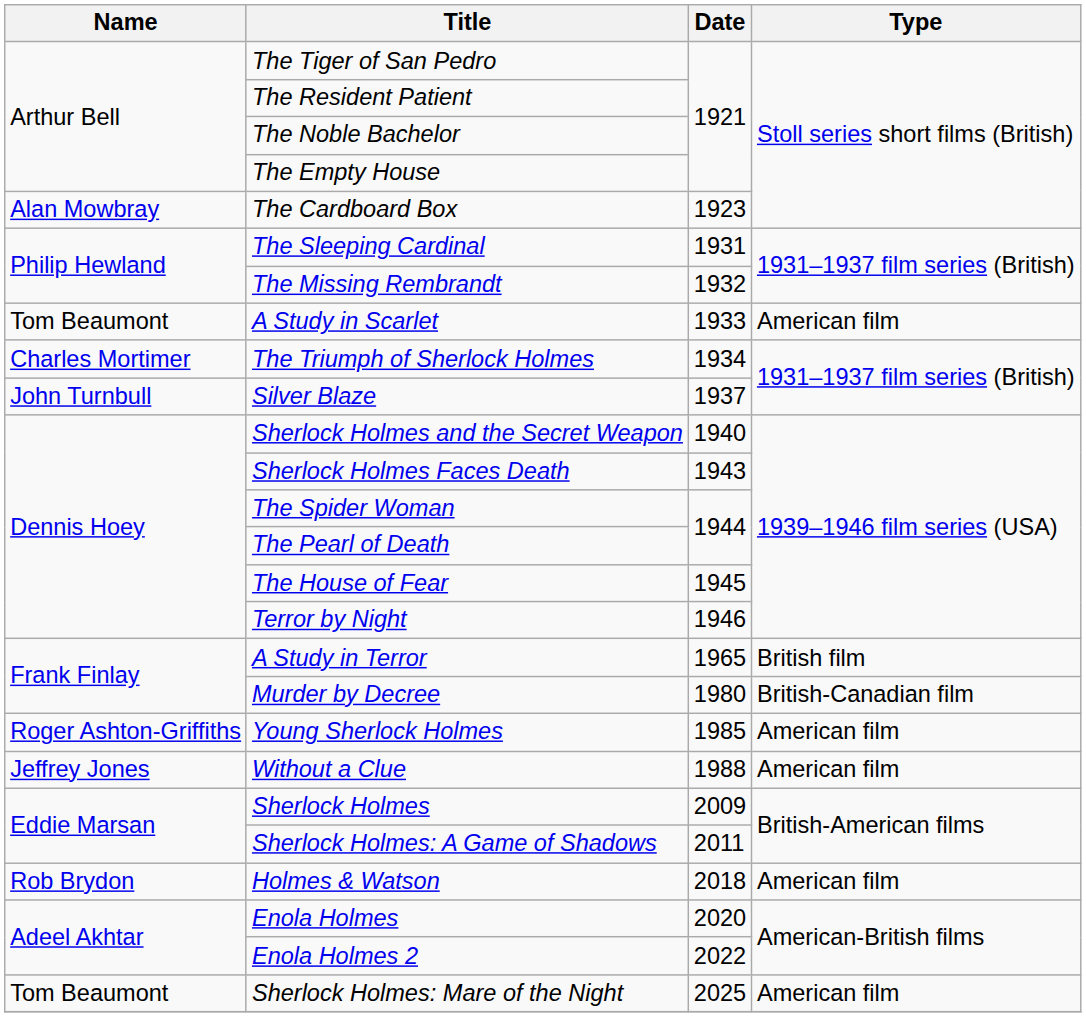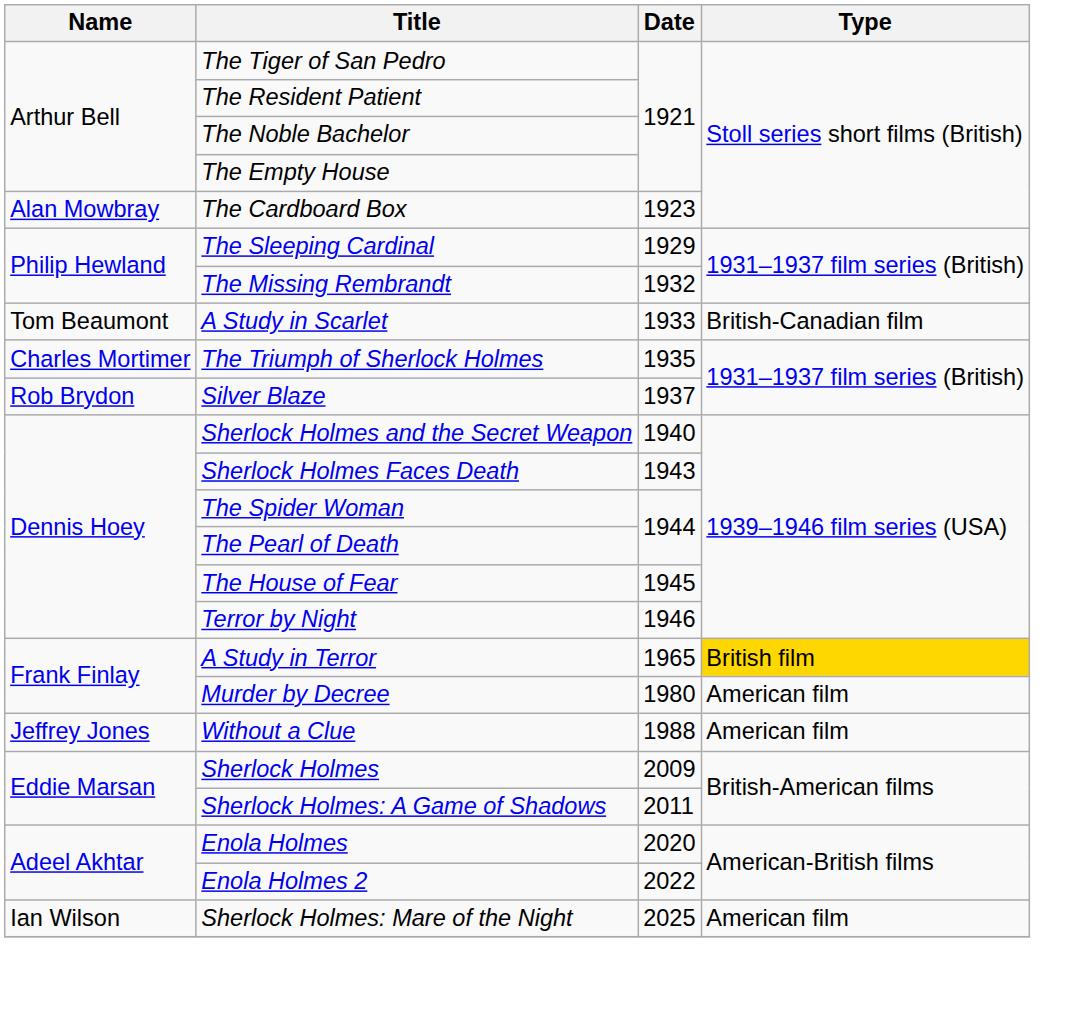(720, 246) 1931 -> (669, 246) 1929
(828, 321) American film -> (815, 321) British-Canadian film
(720, 358) 1934 -> (669, 358) 1935
(81, 396) John Turnbull -> (72, 396) Rob Brydon
(811, 657) no background -> (761, 657) gold background
(865, 694) British-Canadian film -> (778, 694) American film
- row: (377, 731)
- row: (346, 881)
(89, 992) Tom Beaumont -> (65, 918) Ian Wilson
